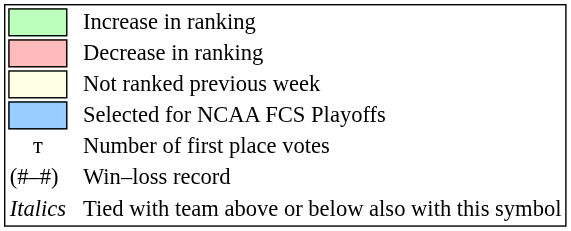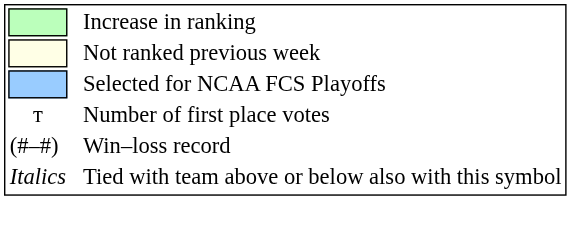- row: (173, 53)
